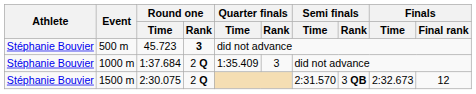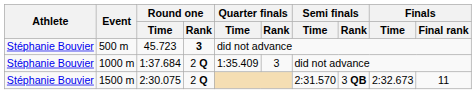(444, 81) 12 -> (444, 81) 11
